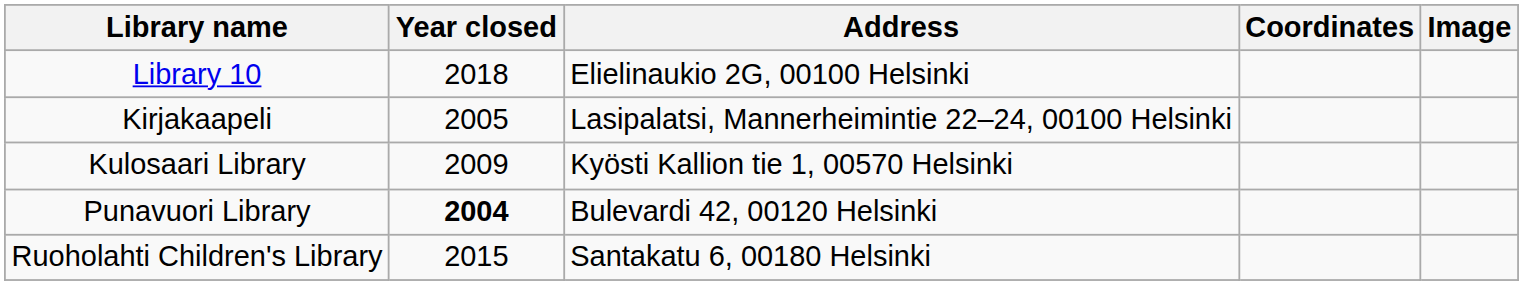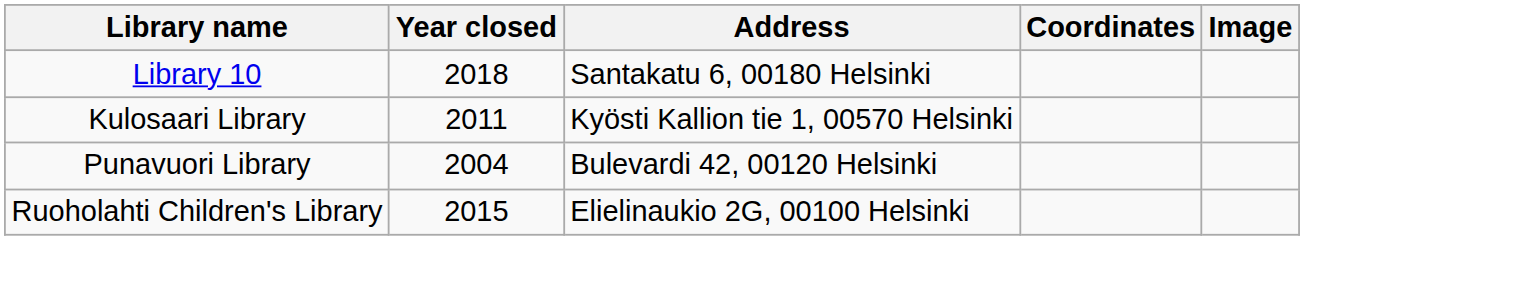(770, 73) Elielinaukio 2G, 00100 Helsinki -> (751, 73) Santakatu 6, 00180 Helsinki
- row: (197, 119)
(476, 165) 2009 -> (476, 119) 2011
(476, 211) bold -> (476, 165) normal
(751, 257) Santakatu 6, 00180 Helsinki -> (770, 211) Elielinaukio 2G, 00100 Helsinki
